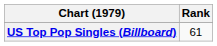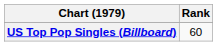(196, 31) 61 -> (196, 31) 60
